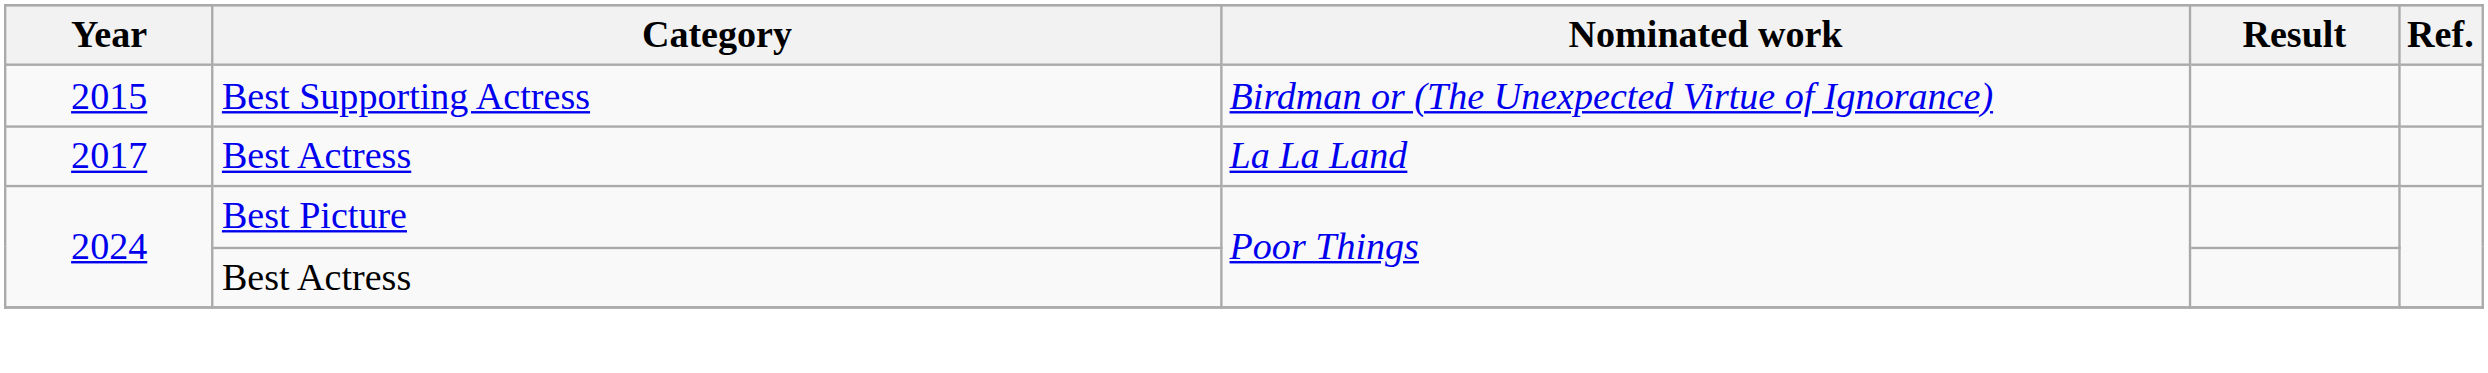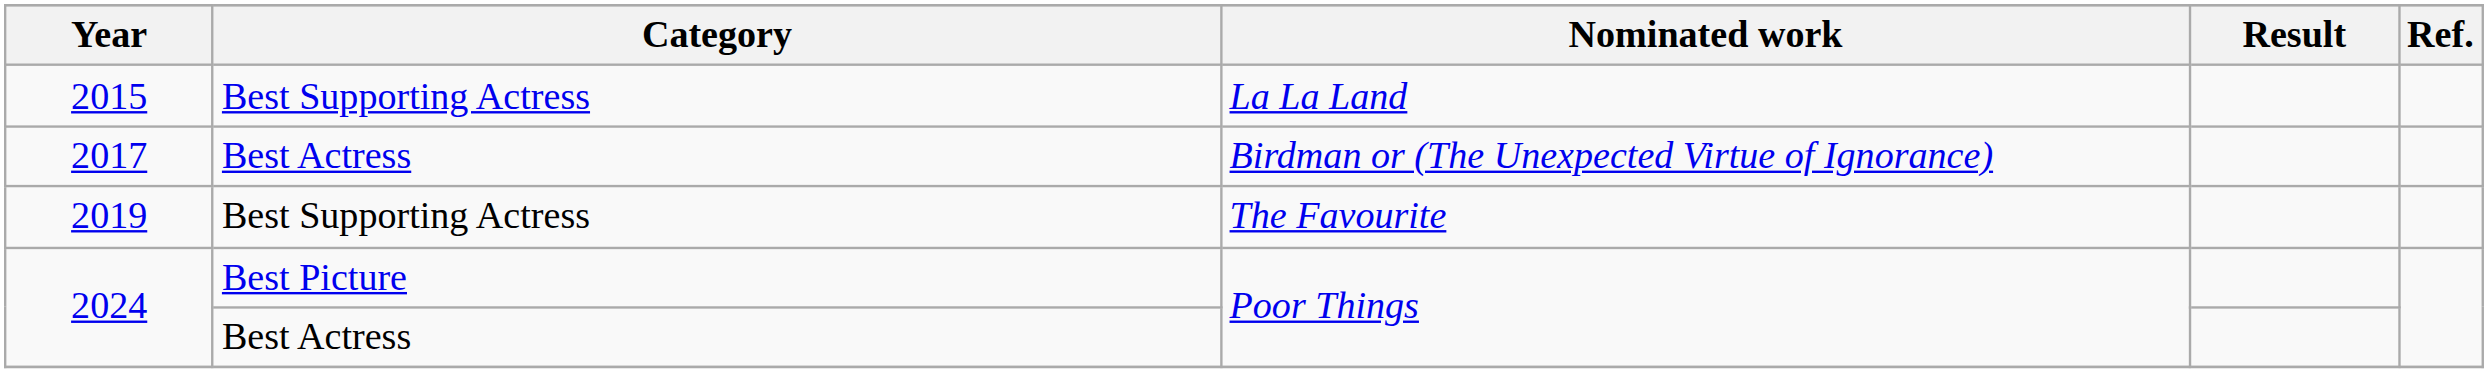(1611, 95) Birdman or (The Unexpected Virtue of Ignorance) -> (1318, 95) La La Land
(1318, 155) La La Land -> (1611, 155) Birdman or (The Unexpected Virtue of Ignorance)
+ row: (109, 215)
